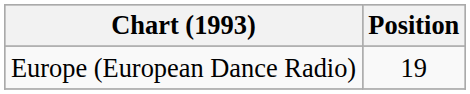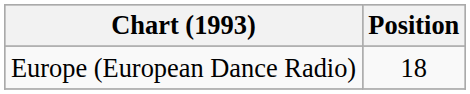(414, 67) 19 -> (414, 67) 18
